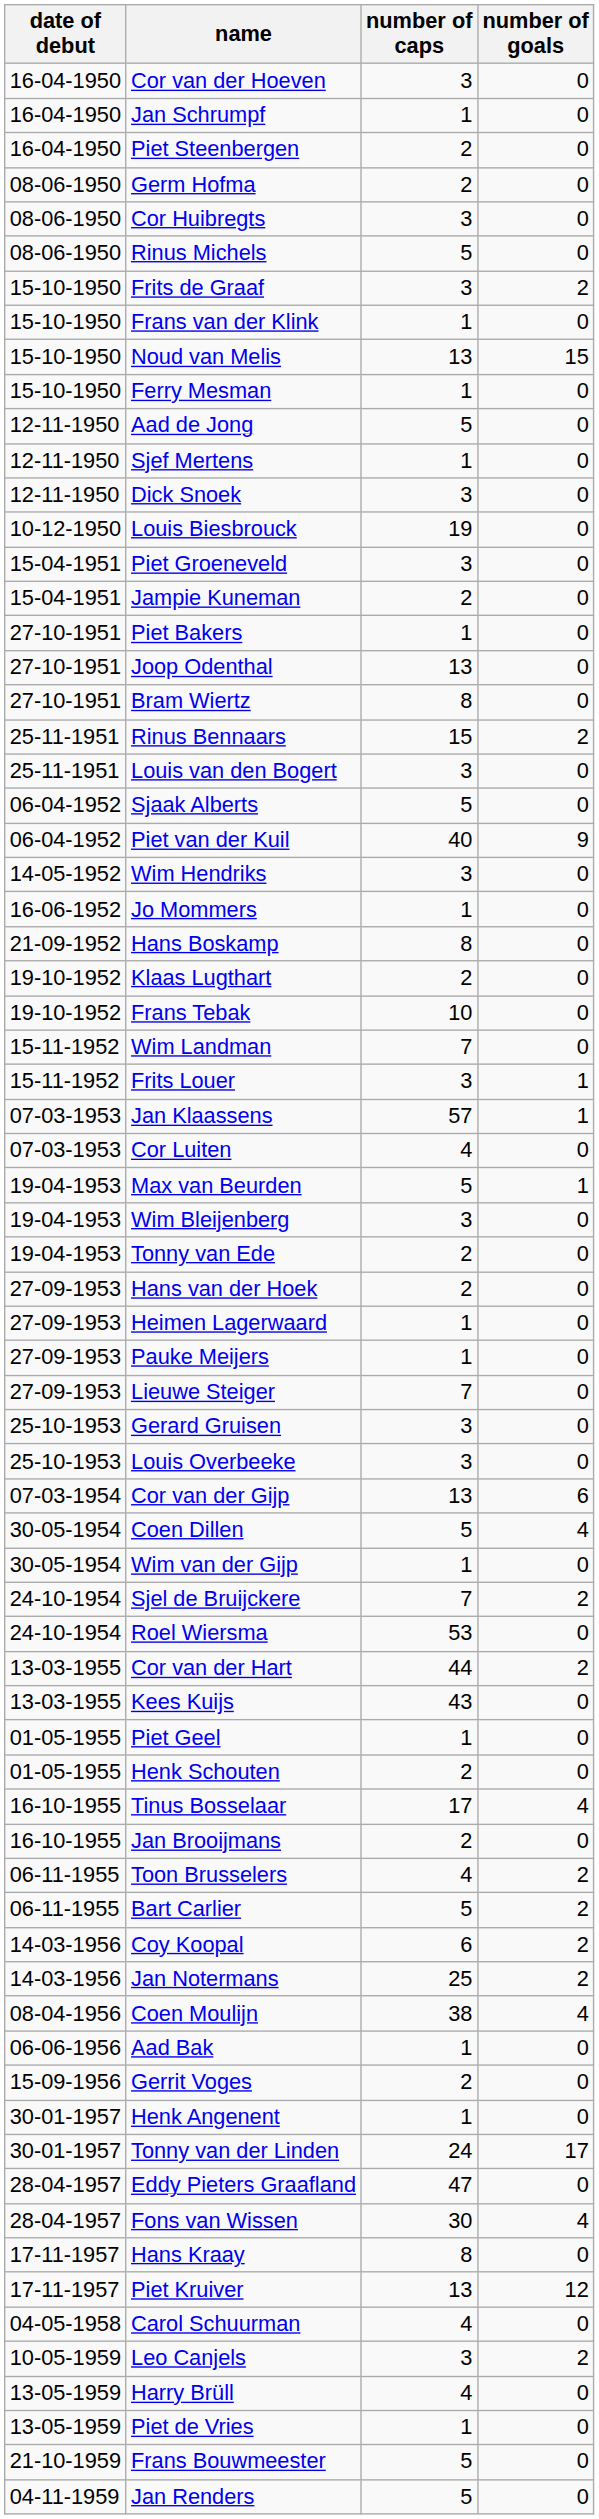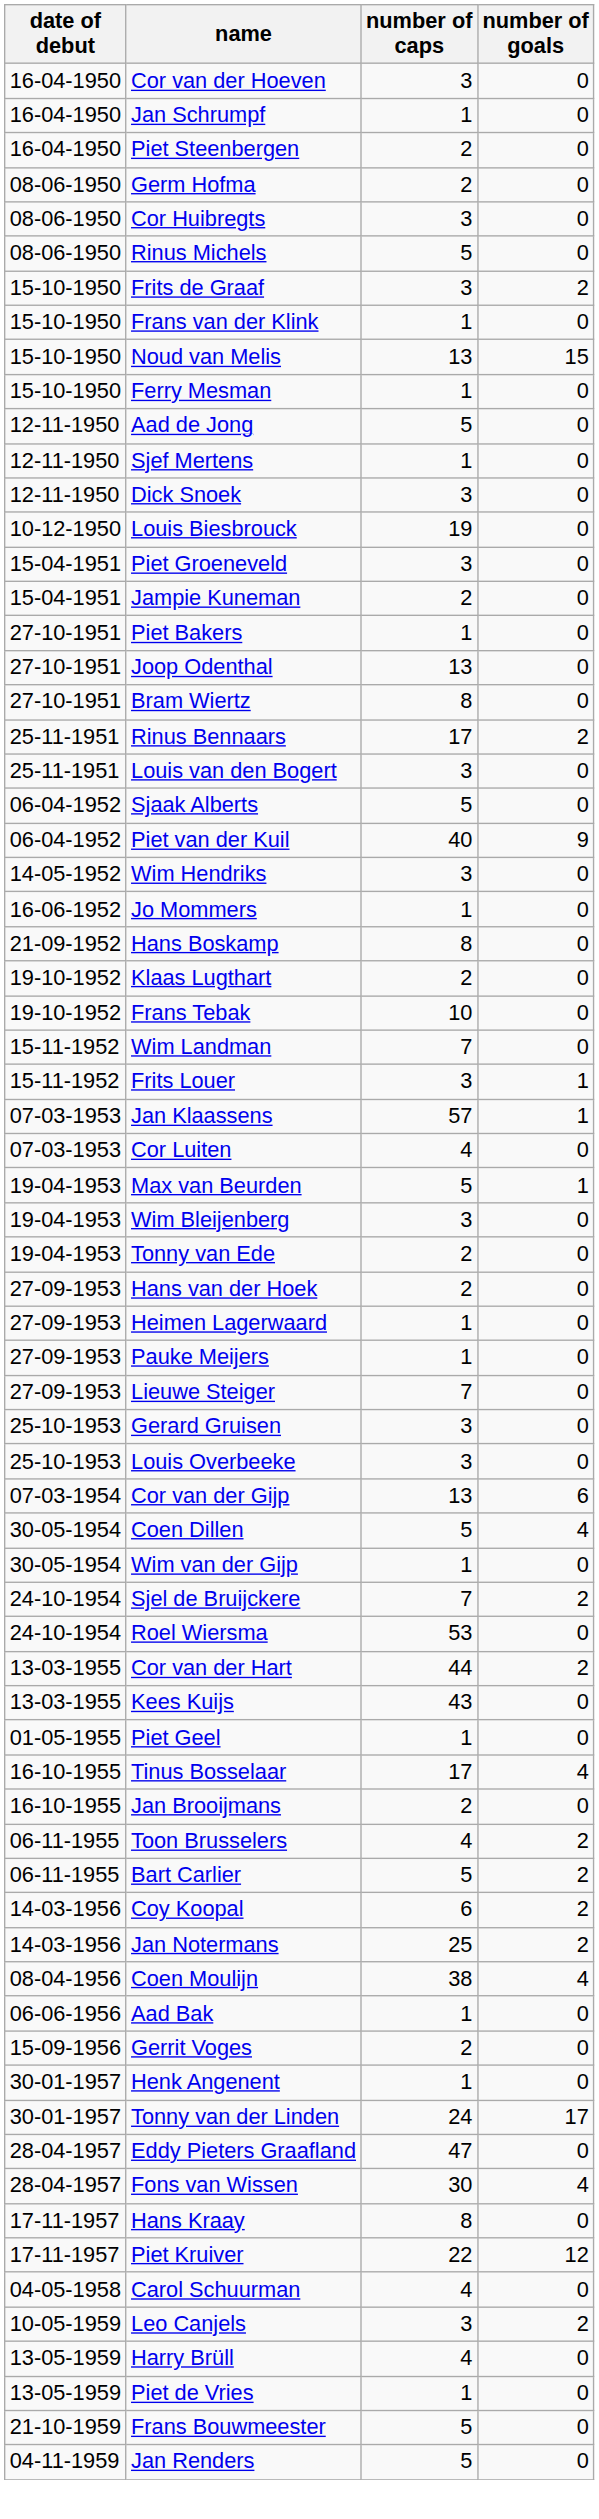(460, 736) 15 -> (460, 736) 17
- row: (205, 1771)
(460, 2289) 13 -> (460, 2254) 22
